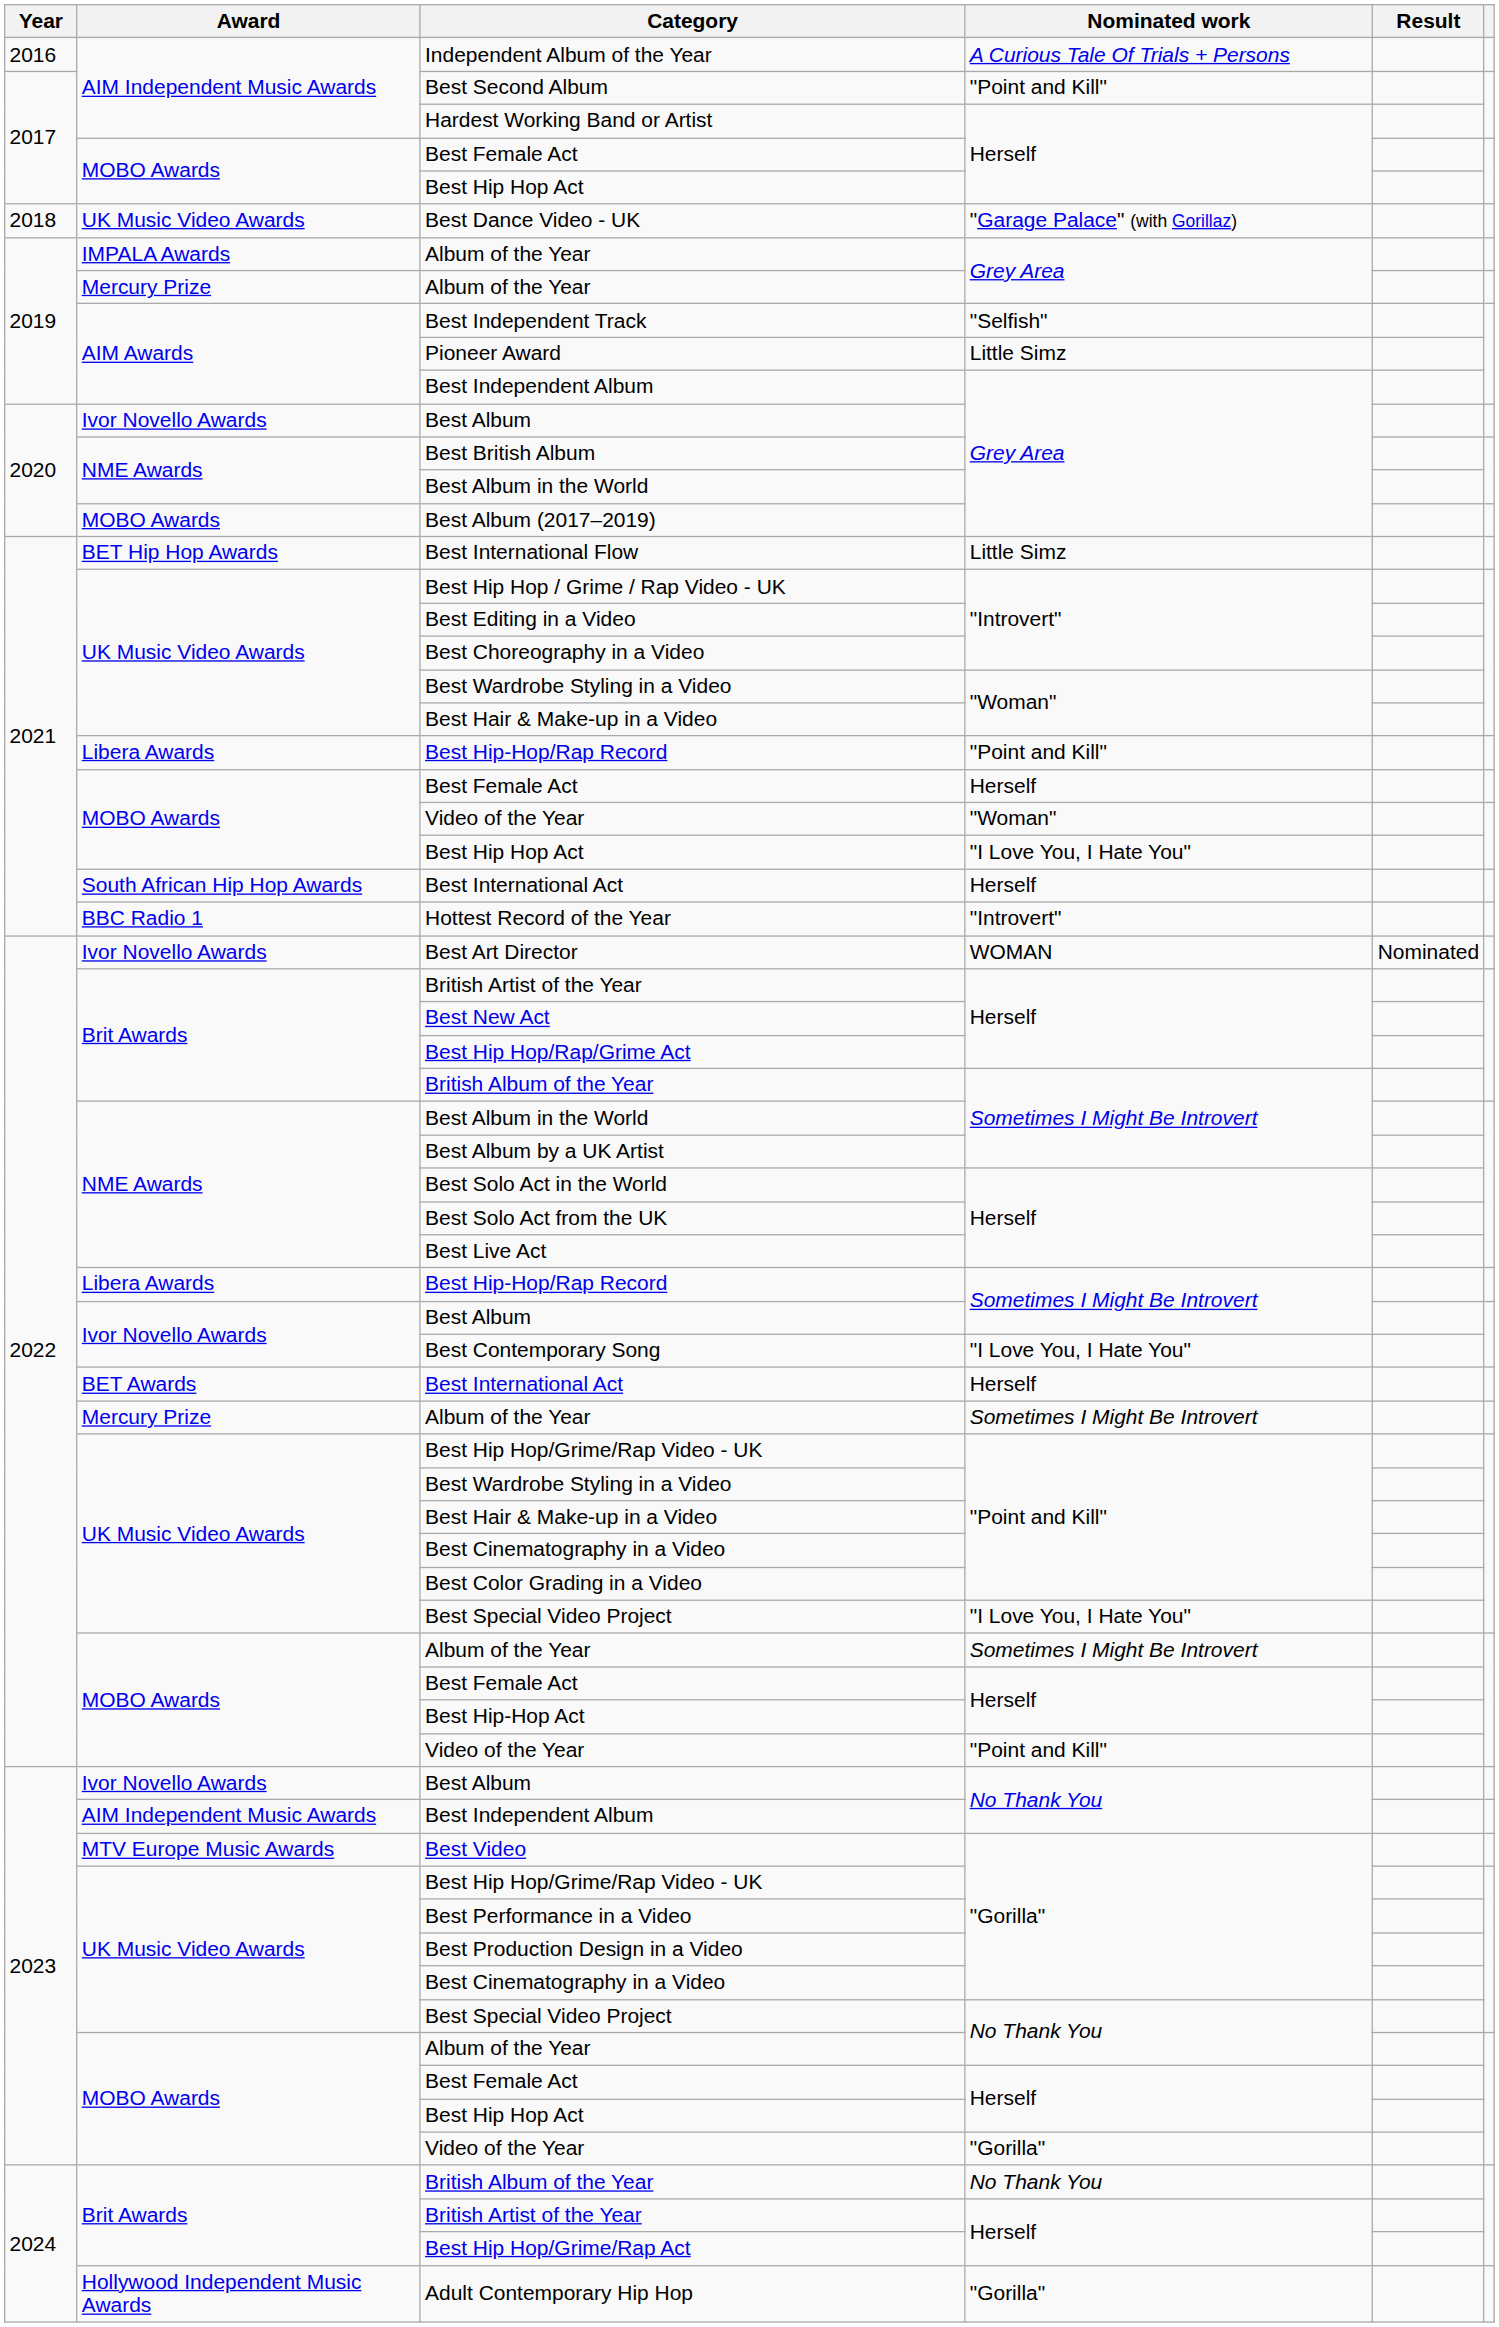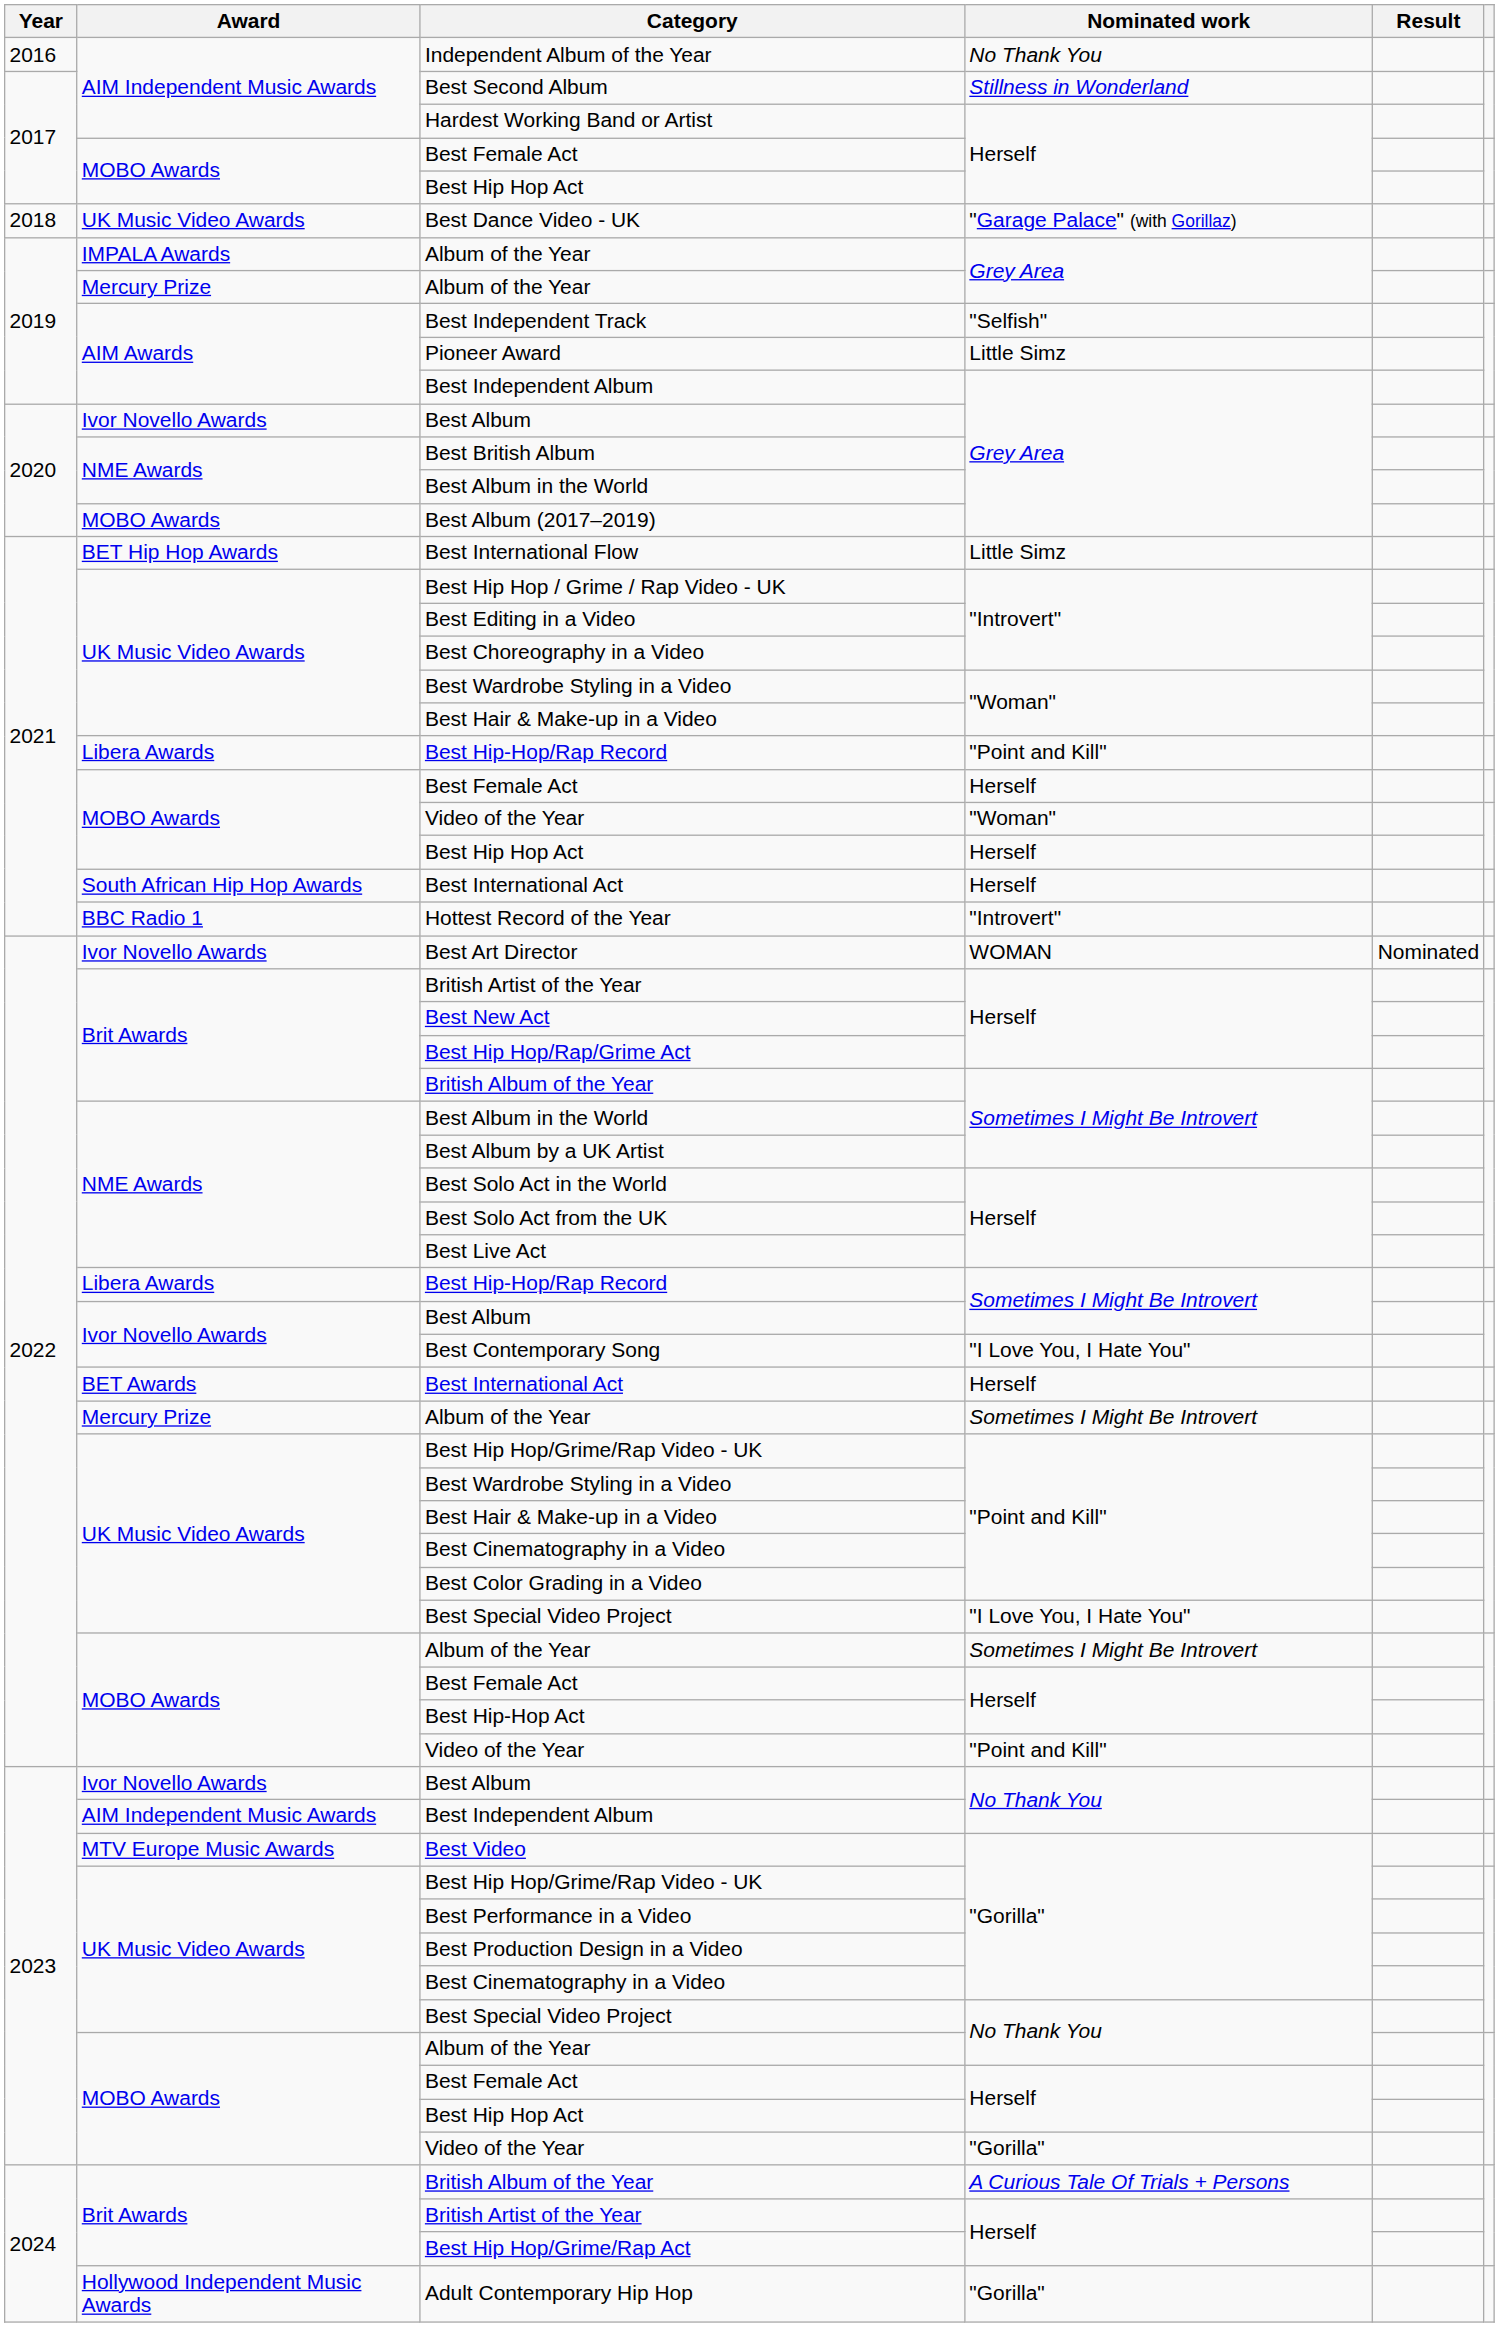(1130, 54) A Curious Tale Of Trials + Persons -> (1036, 54) No Thank You
(1038, 87) "Point and Kill" -> (1079, 87) Stillness in Wonderland
(1080, 852) "I Love You, I Hate You" -> (1003, 852) Herself
(1036, 2181) No Thank You -> (1129, 2181) A Curious Tale Of Trials + Persons
